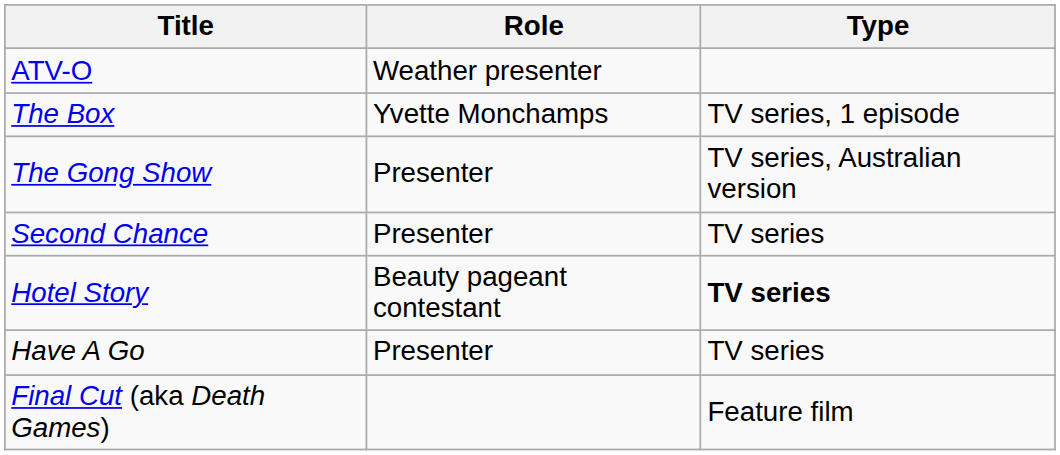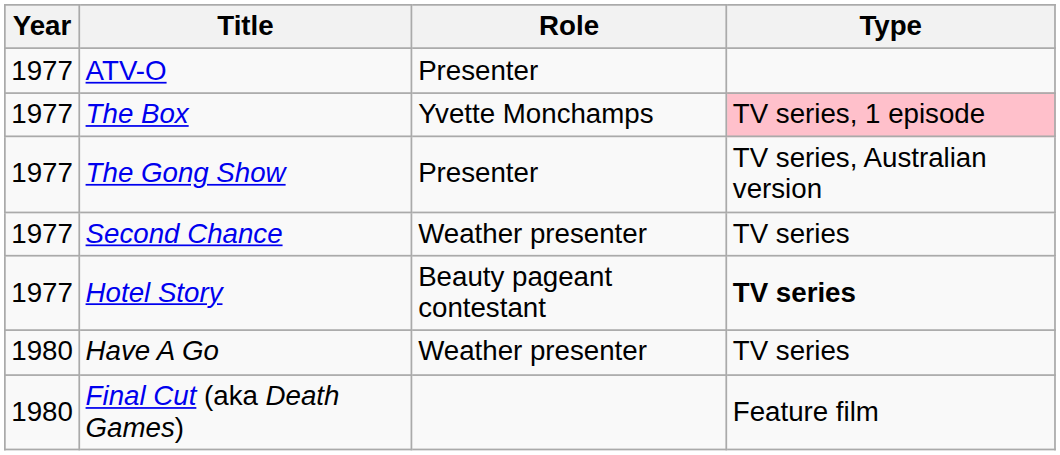+ column: (42, 26)
(487, 70) Weather presenter -> (478, 70) Presenter
(834, 114) no background -> (859, 114) pink background
(433, 233) Presenter -> (533, 233) Weather presenter
(433, 352) Presenter -> (533, 352) Weather presenter
